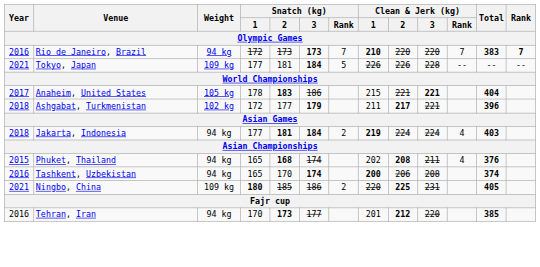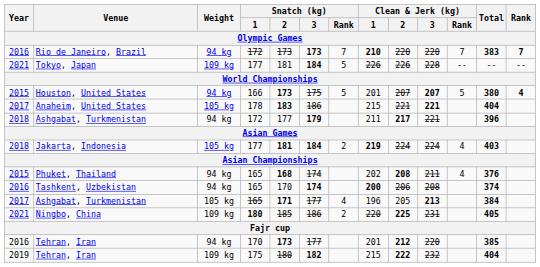+ row: (91, 92)
(219, 106) 102 kg -> (219, 120) 94 kg
(219, 133) 94 kg -> (219, 147) 105 kg
+ row: (91, 201)
+ row: (66, 255)
